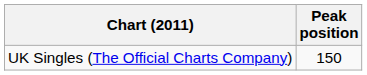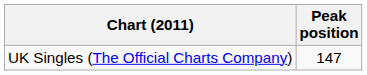(329, 57) 150 -> (329, 57) 147
